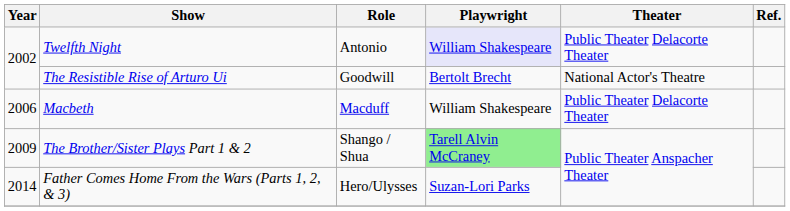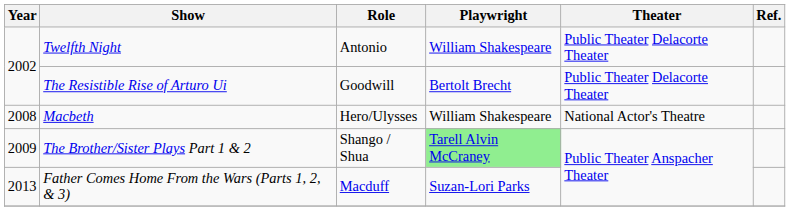(490, 46) lavender background -> (490, 46) no background
(635, 77) National Actor's Theatre -> (636, 85) Public Theater Delacorte Theater
(22, 108) 2006 -> (22, 116) 2008
(364, 108) Macduff -> (379, 116) Hero/Ulysses
(636, 108) Public Theater Delacorte Theater -> (635, 116) National Actor's Theatre
(22, 186) 2014 -> (22, 186) 2013
(379, 186) Hero/Ulysses -> (364, 186) Macduff
